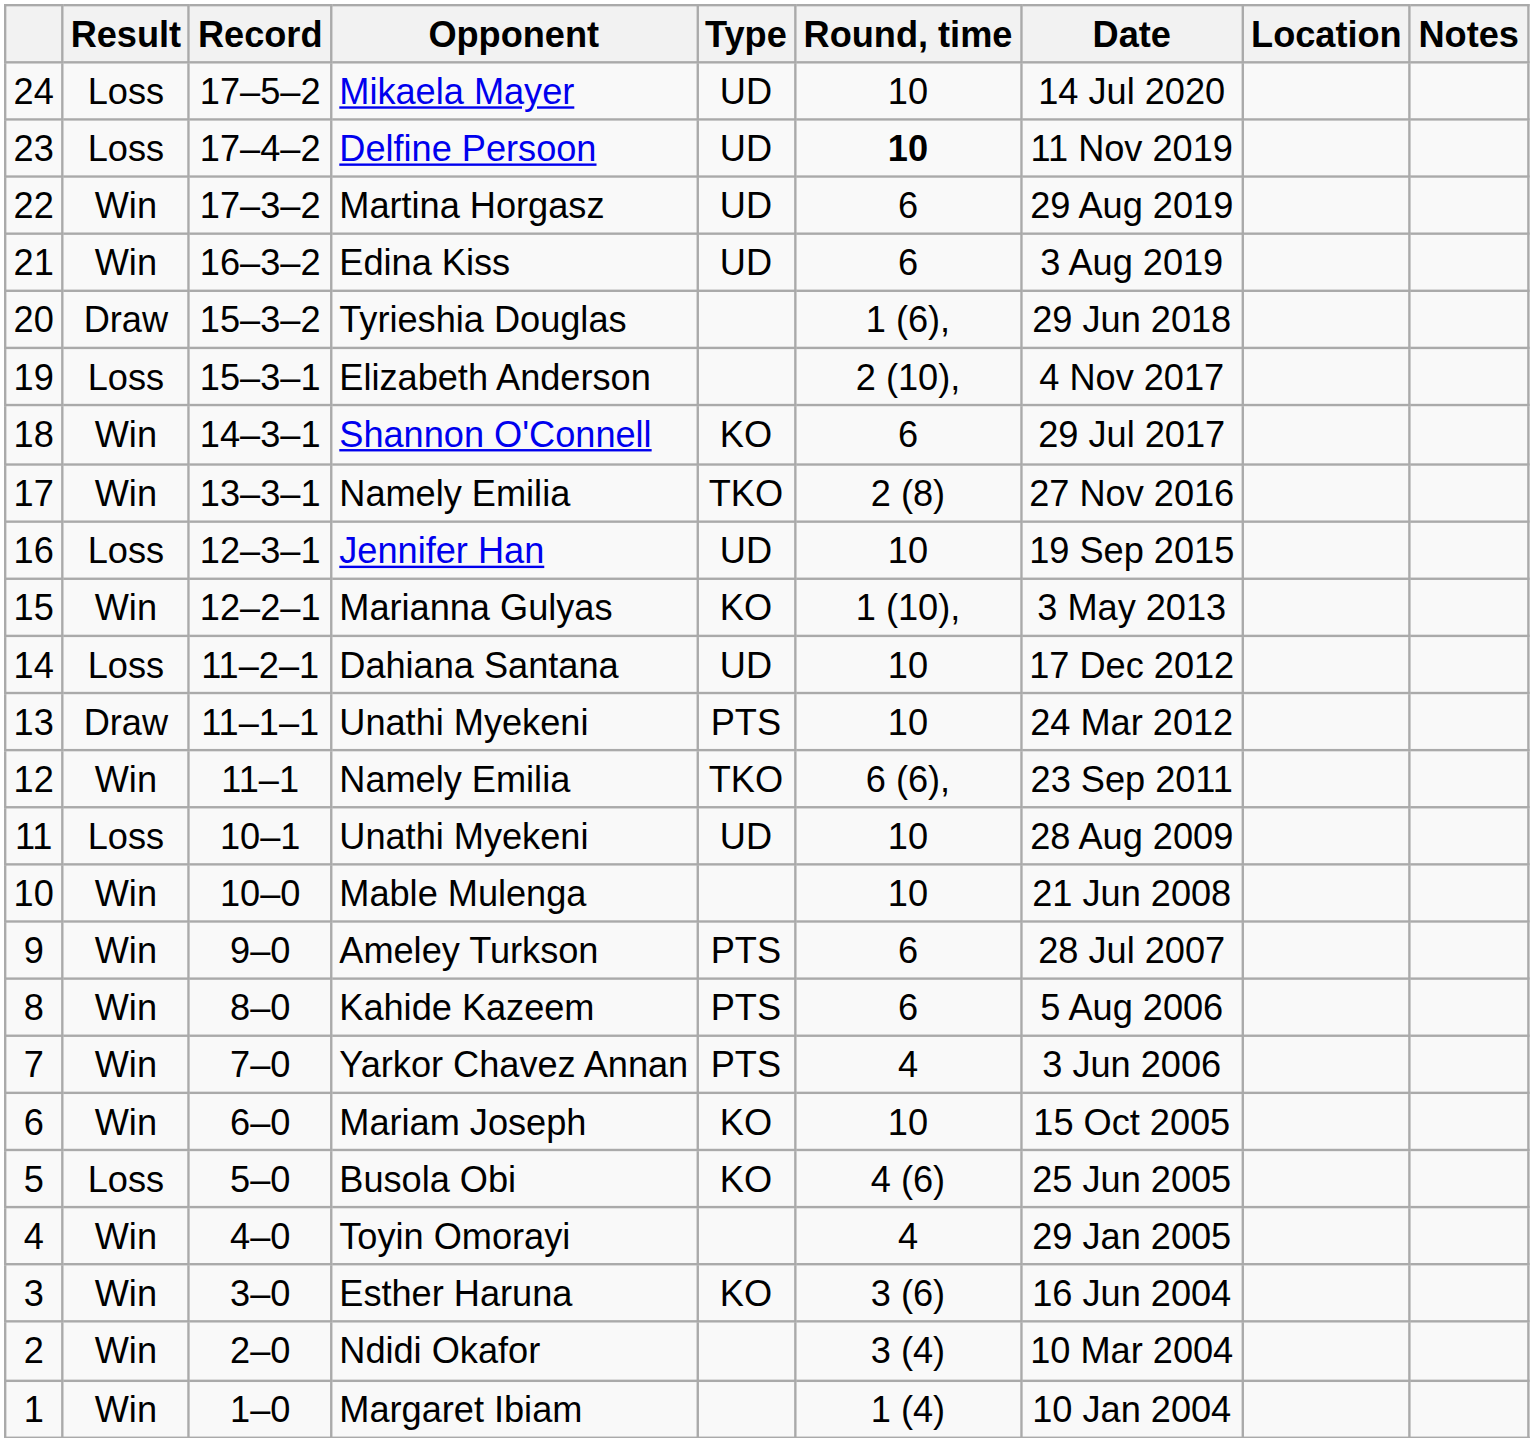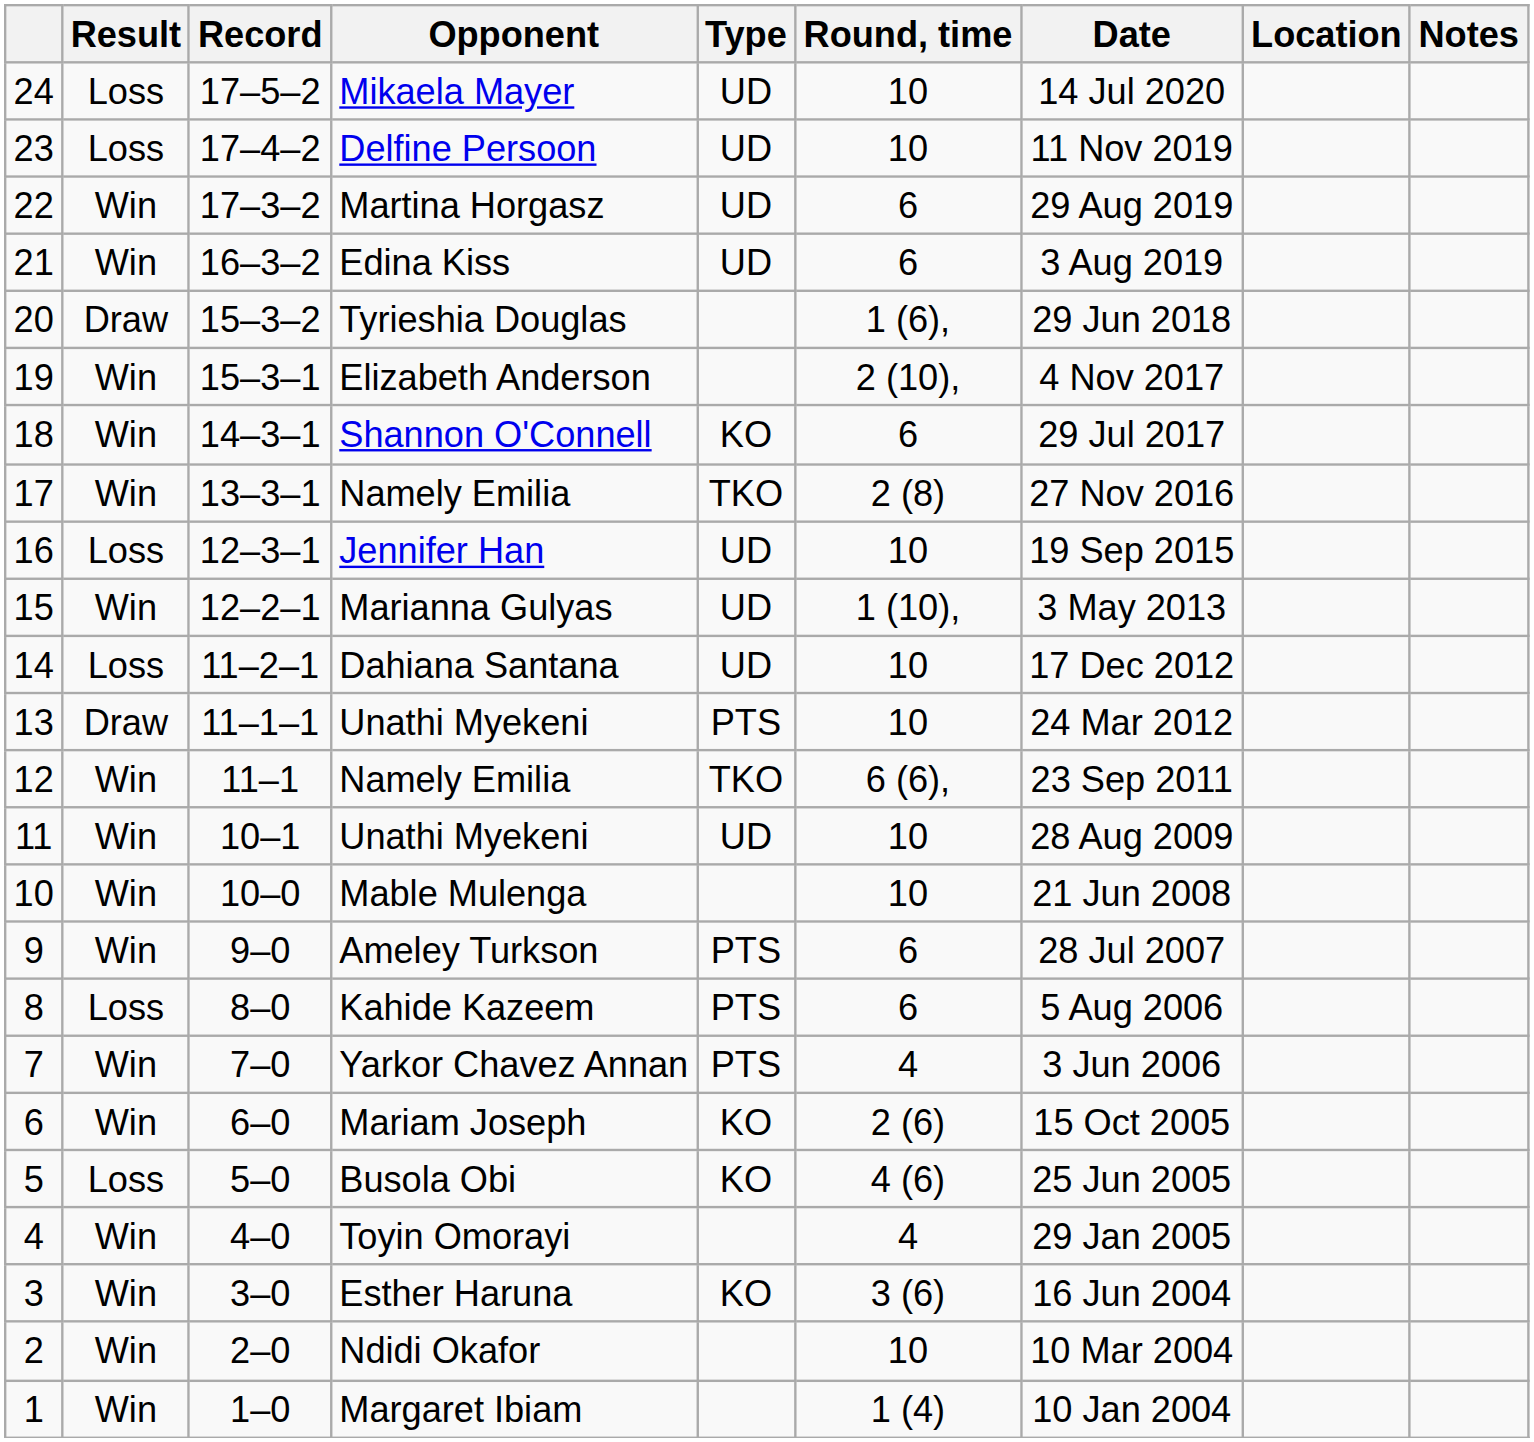(908, 149) bold -> (908, 149) normal
(126, 378) Loss -> (126, 378) Win
(746, 607) KO -> (746, 607) UD
(126, 836) Loss -> (126, 836) Win
(126, 1008) Win -> (126, 1008) Loss
(908, 1122) 10 -> (908, 1122) 2 (6)
(908, 1351) 3 (4) -> (908, 1351) 10
